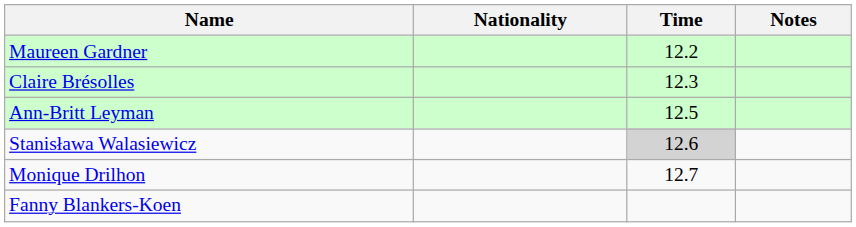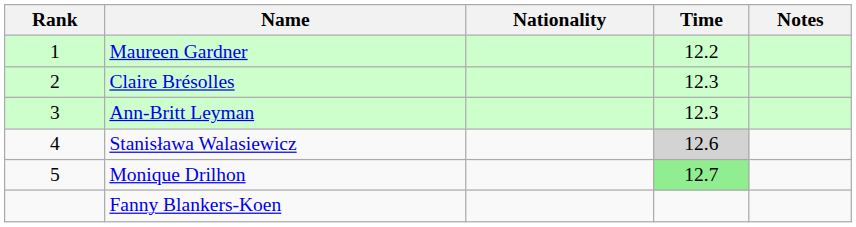+ column: (55, 19)
(681, 112) 12.5 -> (701, 112) 12.3
(681, 174) no background -> (701, 174) lightgreen background
